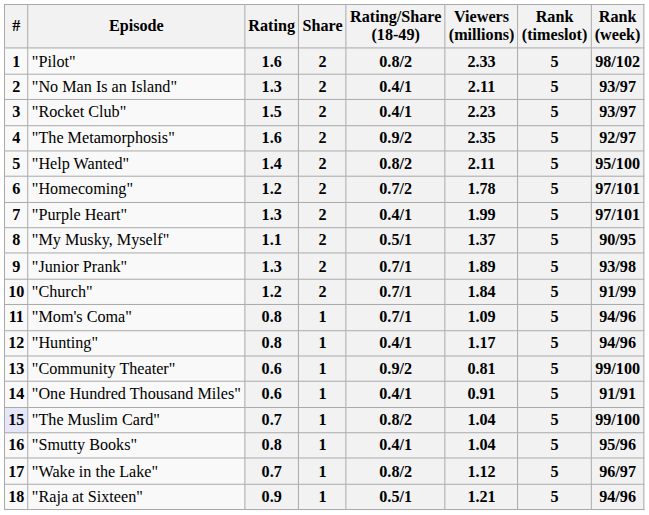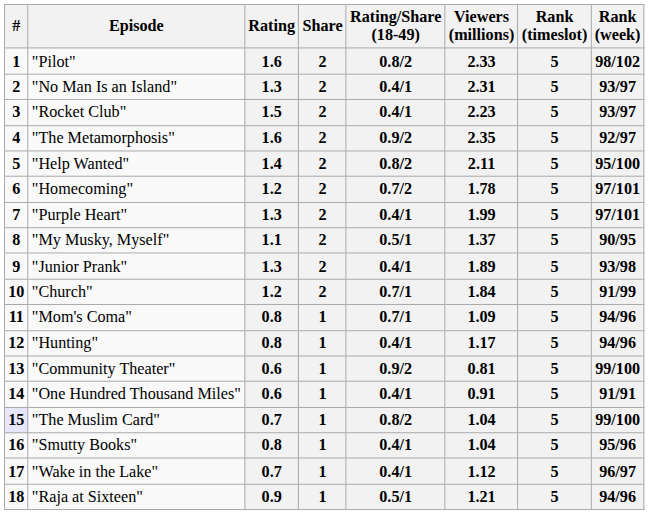(482, 86) 2.11 -> (482, 86) 2.31
(396, 266) 0.7/1 -> (396, 266) 0.4/1
(396, 471) 0.8/2 -> (396, 471) 0.4/1
